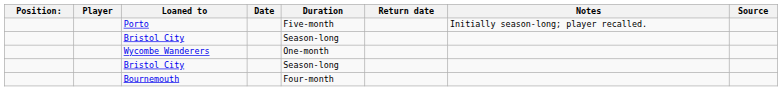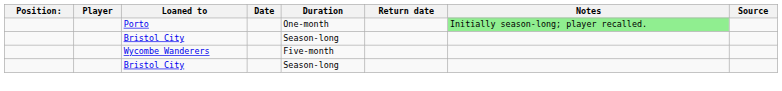(309, 25) Five-month -> (306, 25) One-month
(549, 25) no background -> (549, 25) lightgreen background
(306, 52) One-month -> (309, 52) Five-month
- row: (39, 79)
